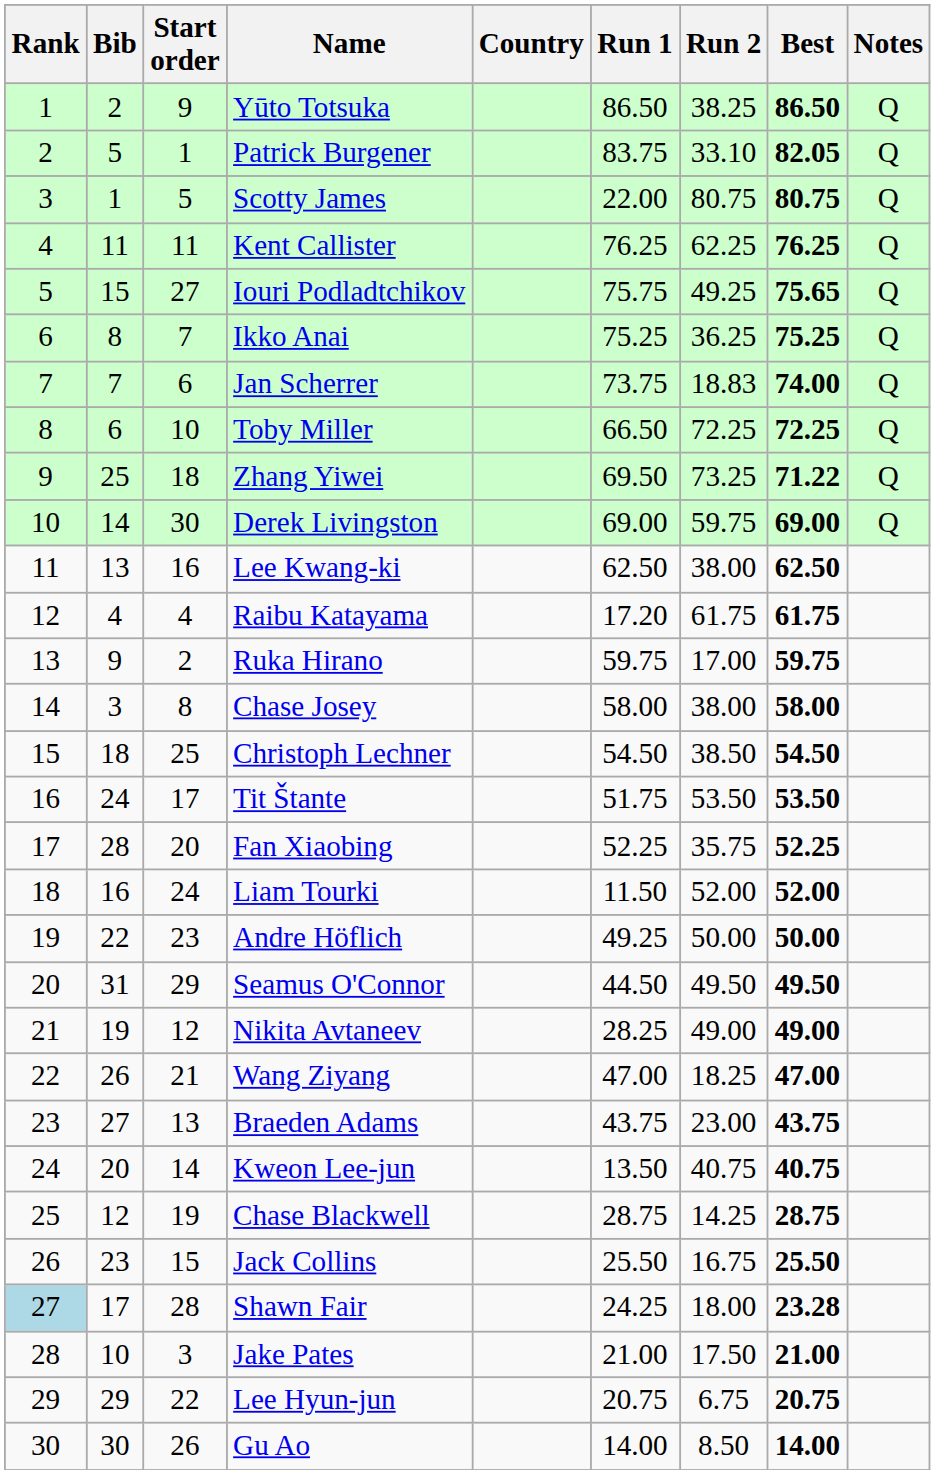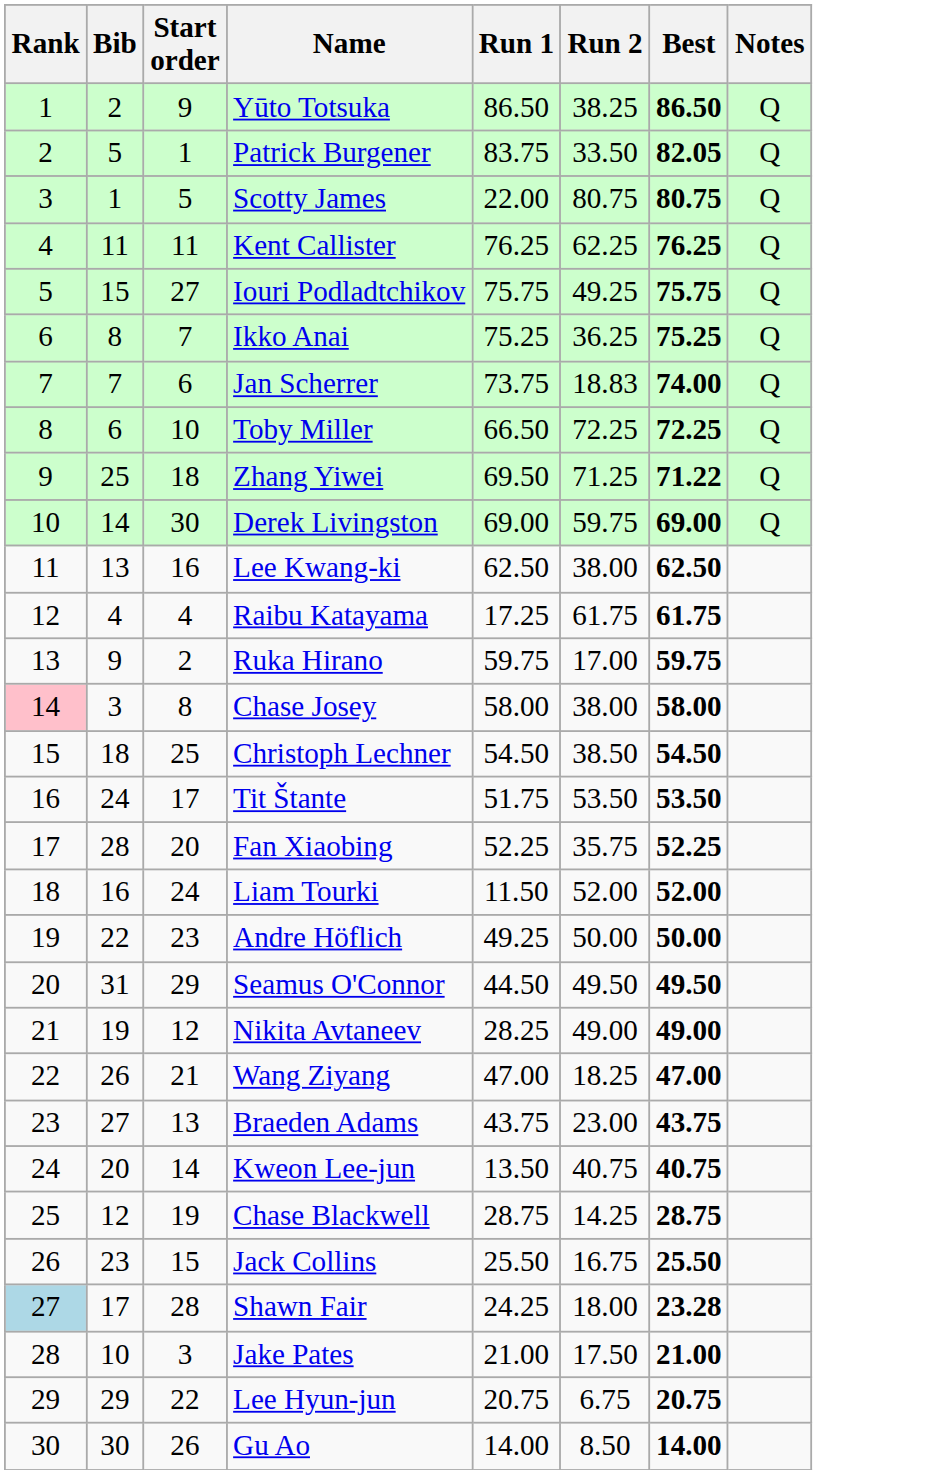- column: (531, 43)
(724, 152) 33.10 -> (605, 152) 33.50
(807, 291) 75.65 -> (689, 291) 75.75
(724, 475) 73.25 -> (605, 475) 71.25
(635, 614) 17.20 -> (516, 614) 17.25
(46, 706) no background -> (46, 706) pink background
